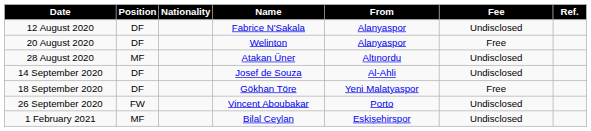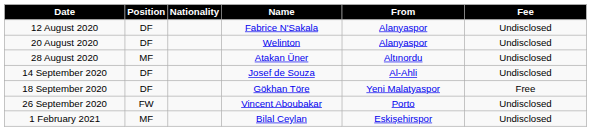- column: (570, 12)
(496, 43) Free -> (525, 43) Undisclosed
